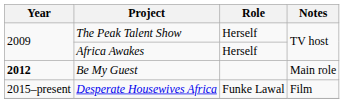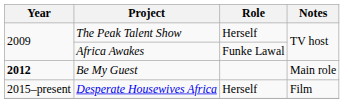(240, 51) Herself -> (253, 51) Funke Lawal
(253, 88) Funke Lawal -> (240, 88) Herself
